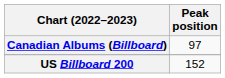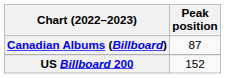(195, 45) 97 -> (195, 45) 87
